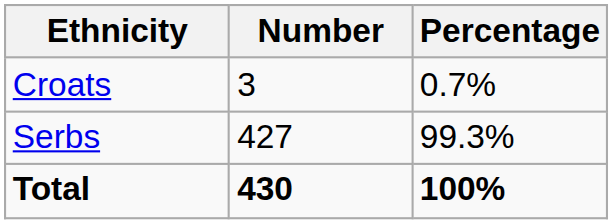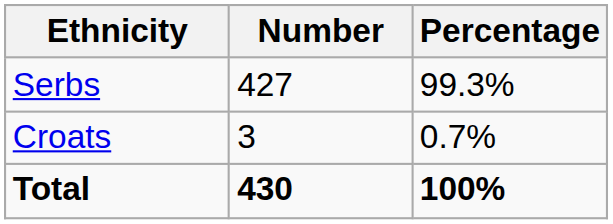rows swapped: (56, 137) <-> (62, 84)
